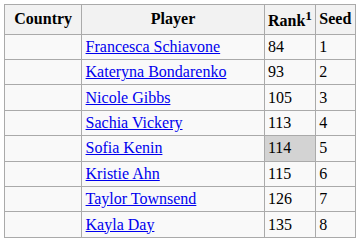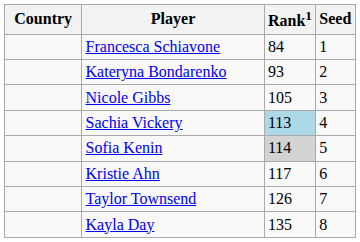(280, 123) no background -> (280, 123) lightblue background
(280, 173) 115 -> (280, 173) 117
